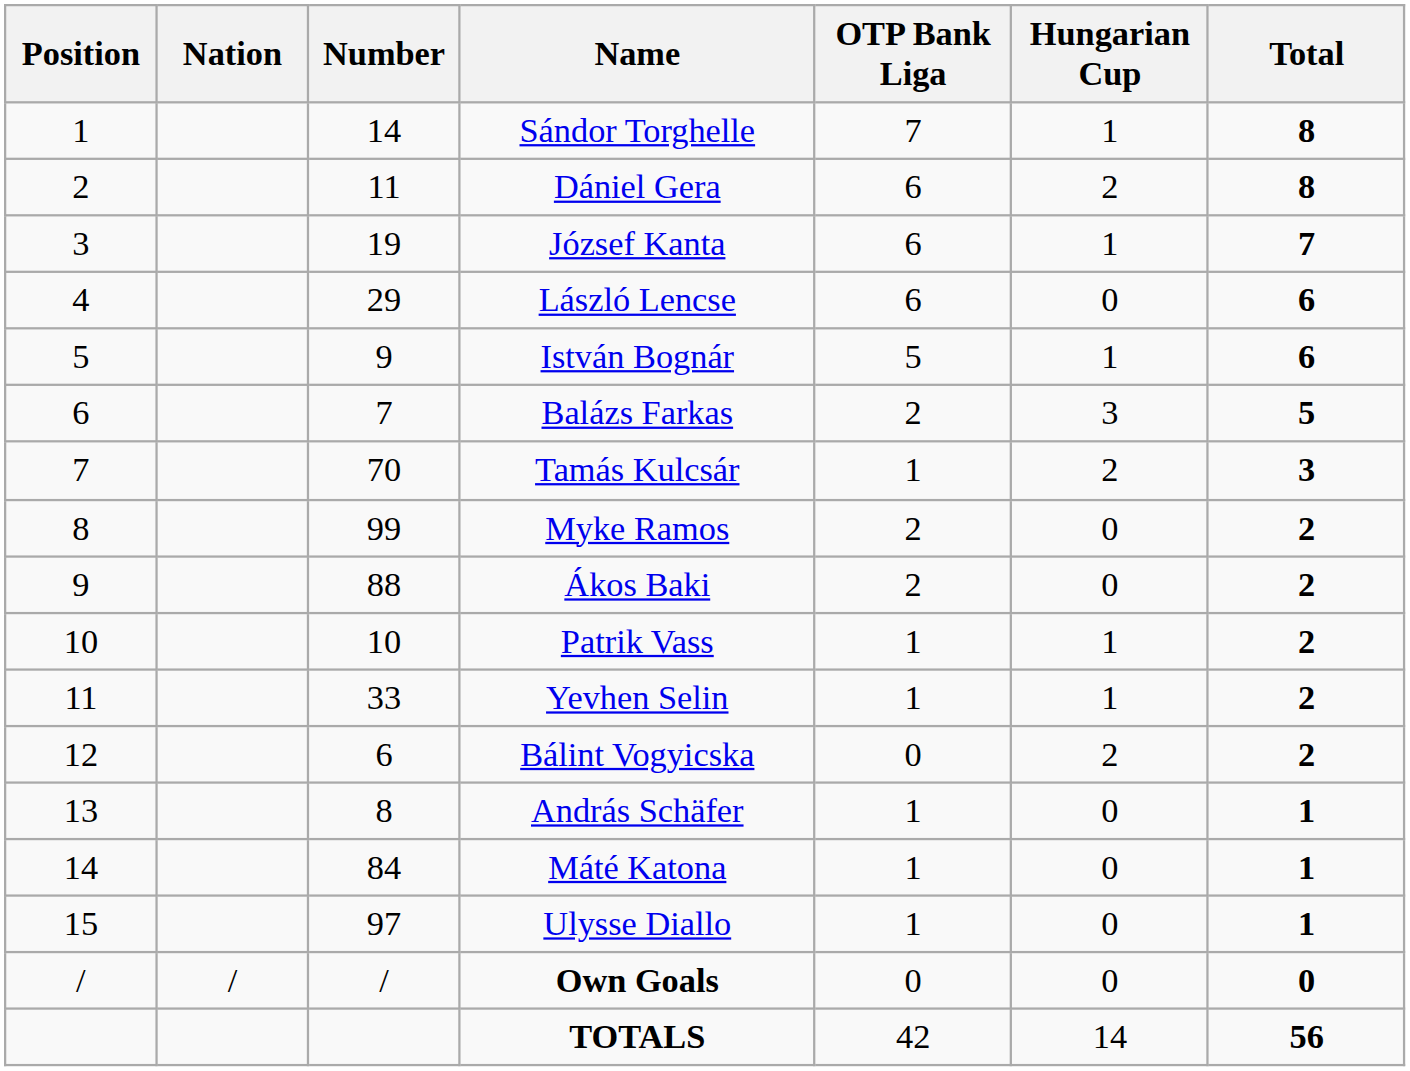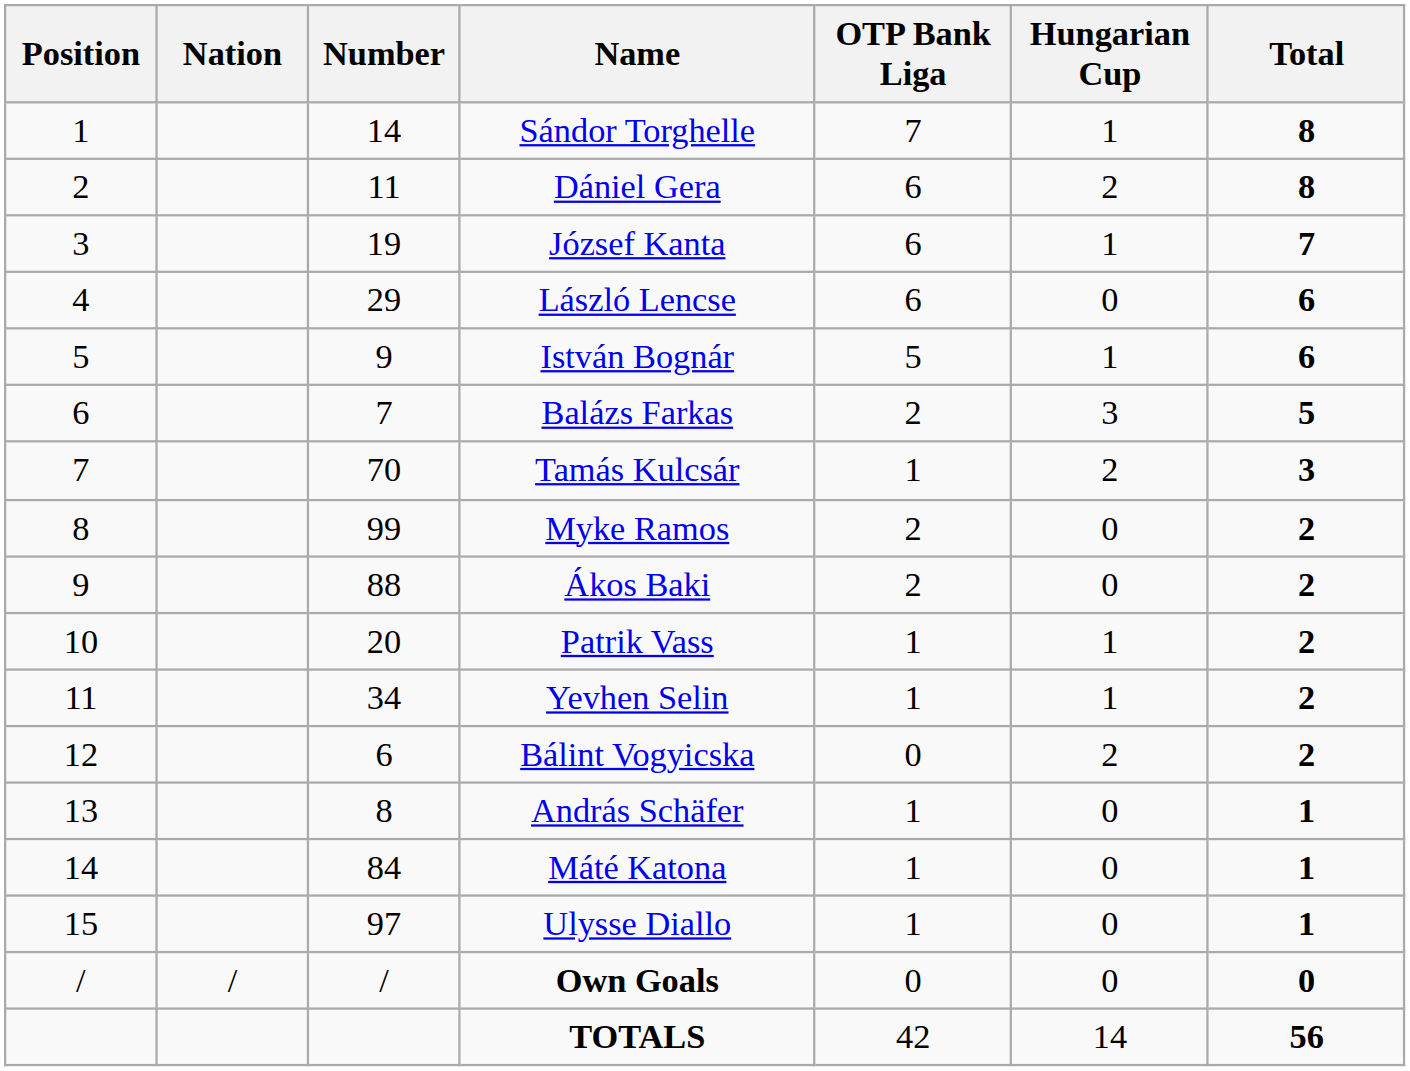(384, 640) 10 -> (384, 640) 20
(384, 696) 33 -> (384, 696) 34
